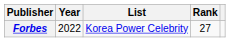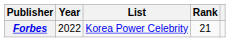(205, 28) 27 -> (205, 28) 21
